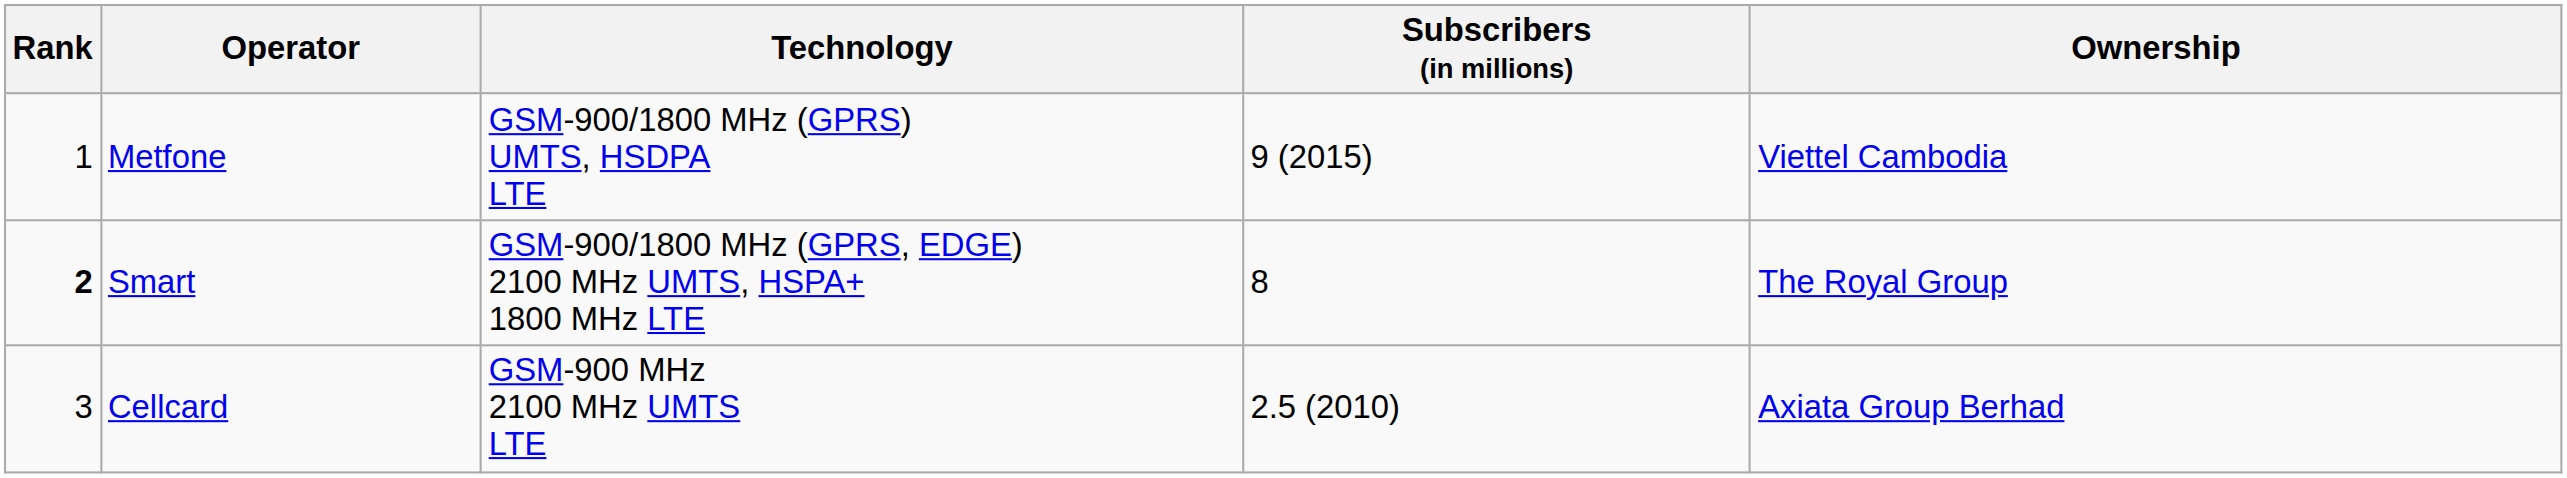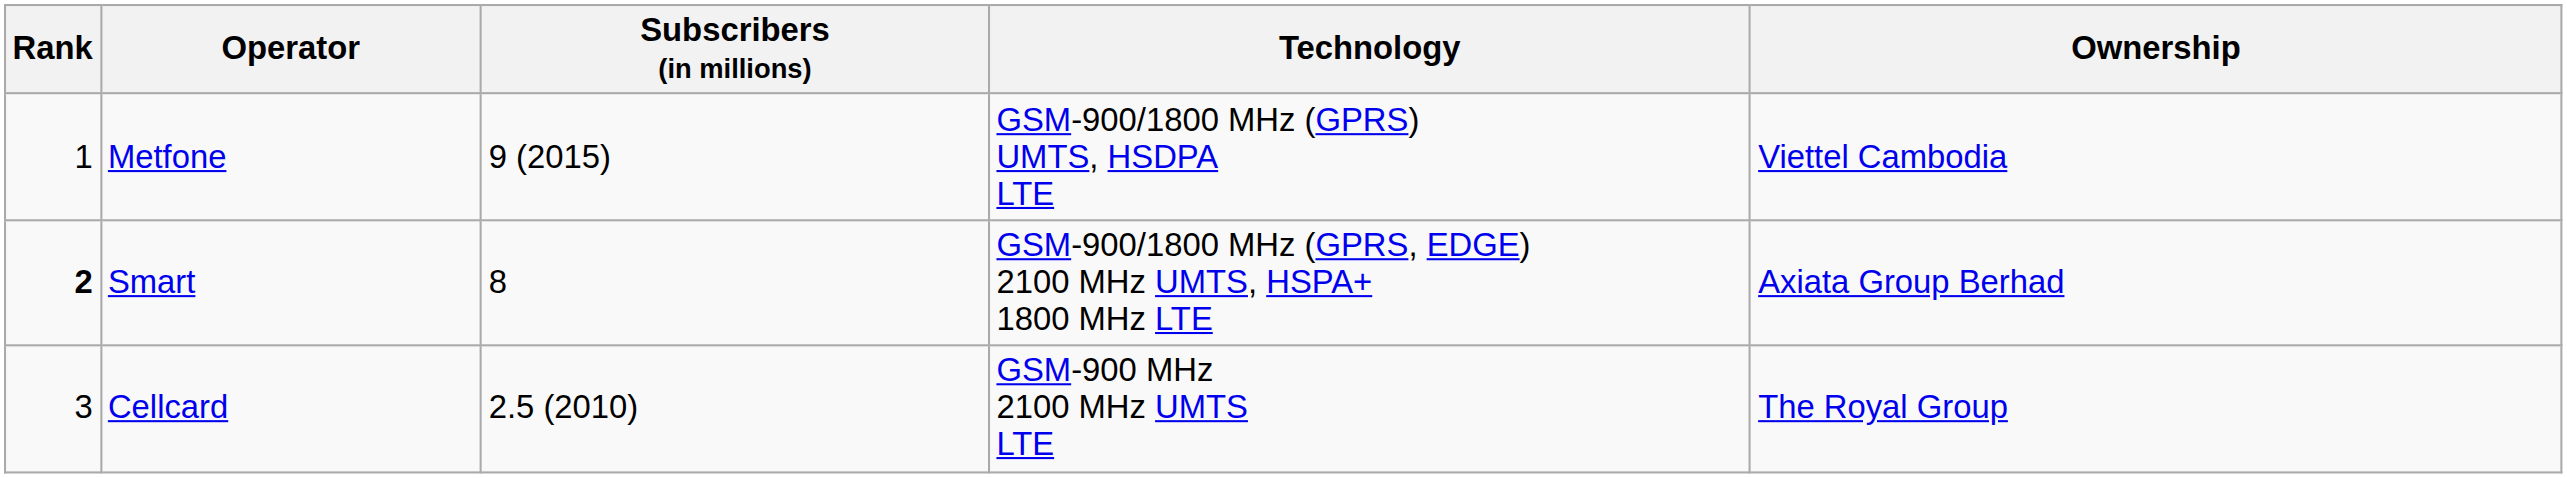columns swapped: (862, 48) <-> (1497, 48)
(1883, 282) The Royal Group -> (1911, 282) Axiata Group Berhad
(1911, 407) Axiata Group Berhad -> (1883, 407) The Royal Group
